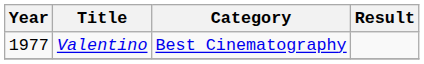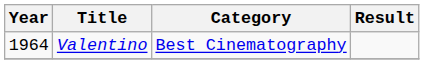(29, 46) 1977 -> (29, 46) 1964
